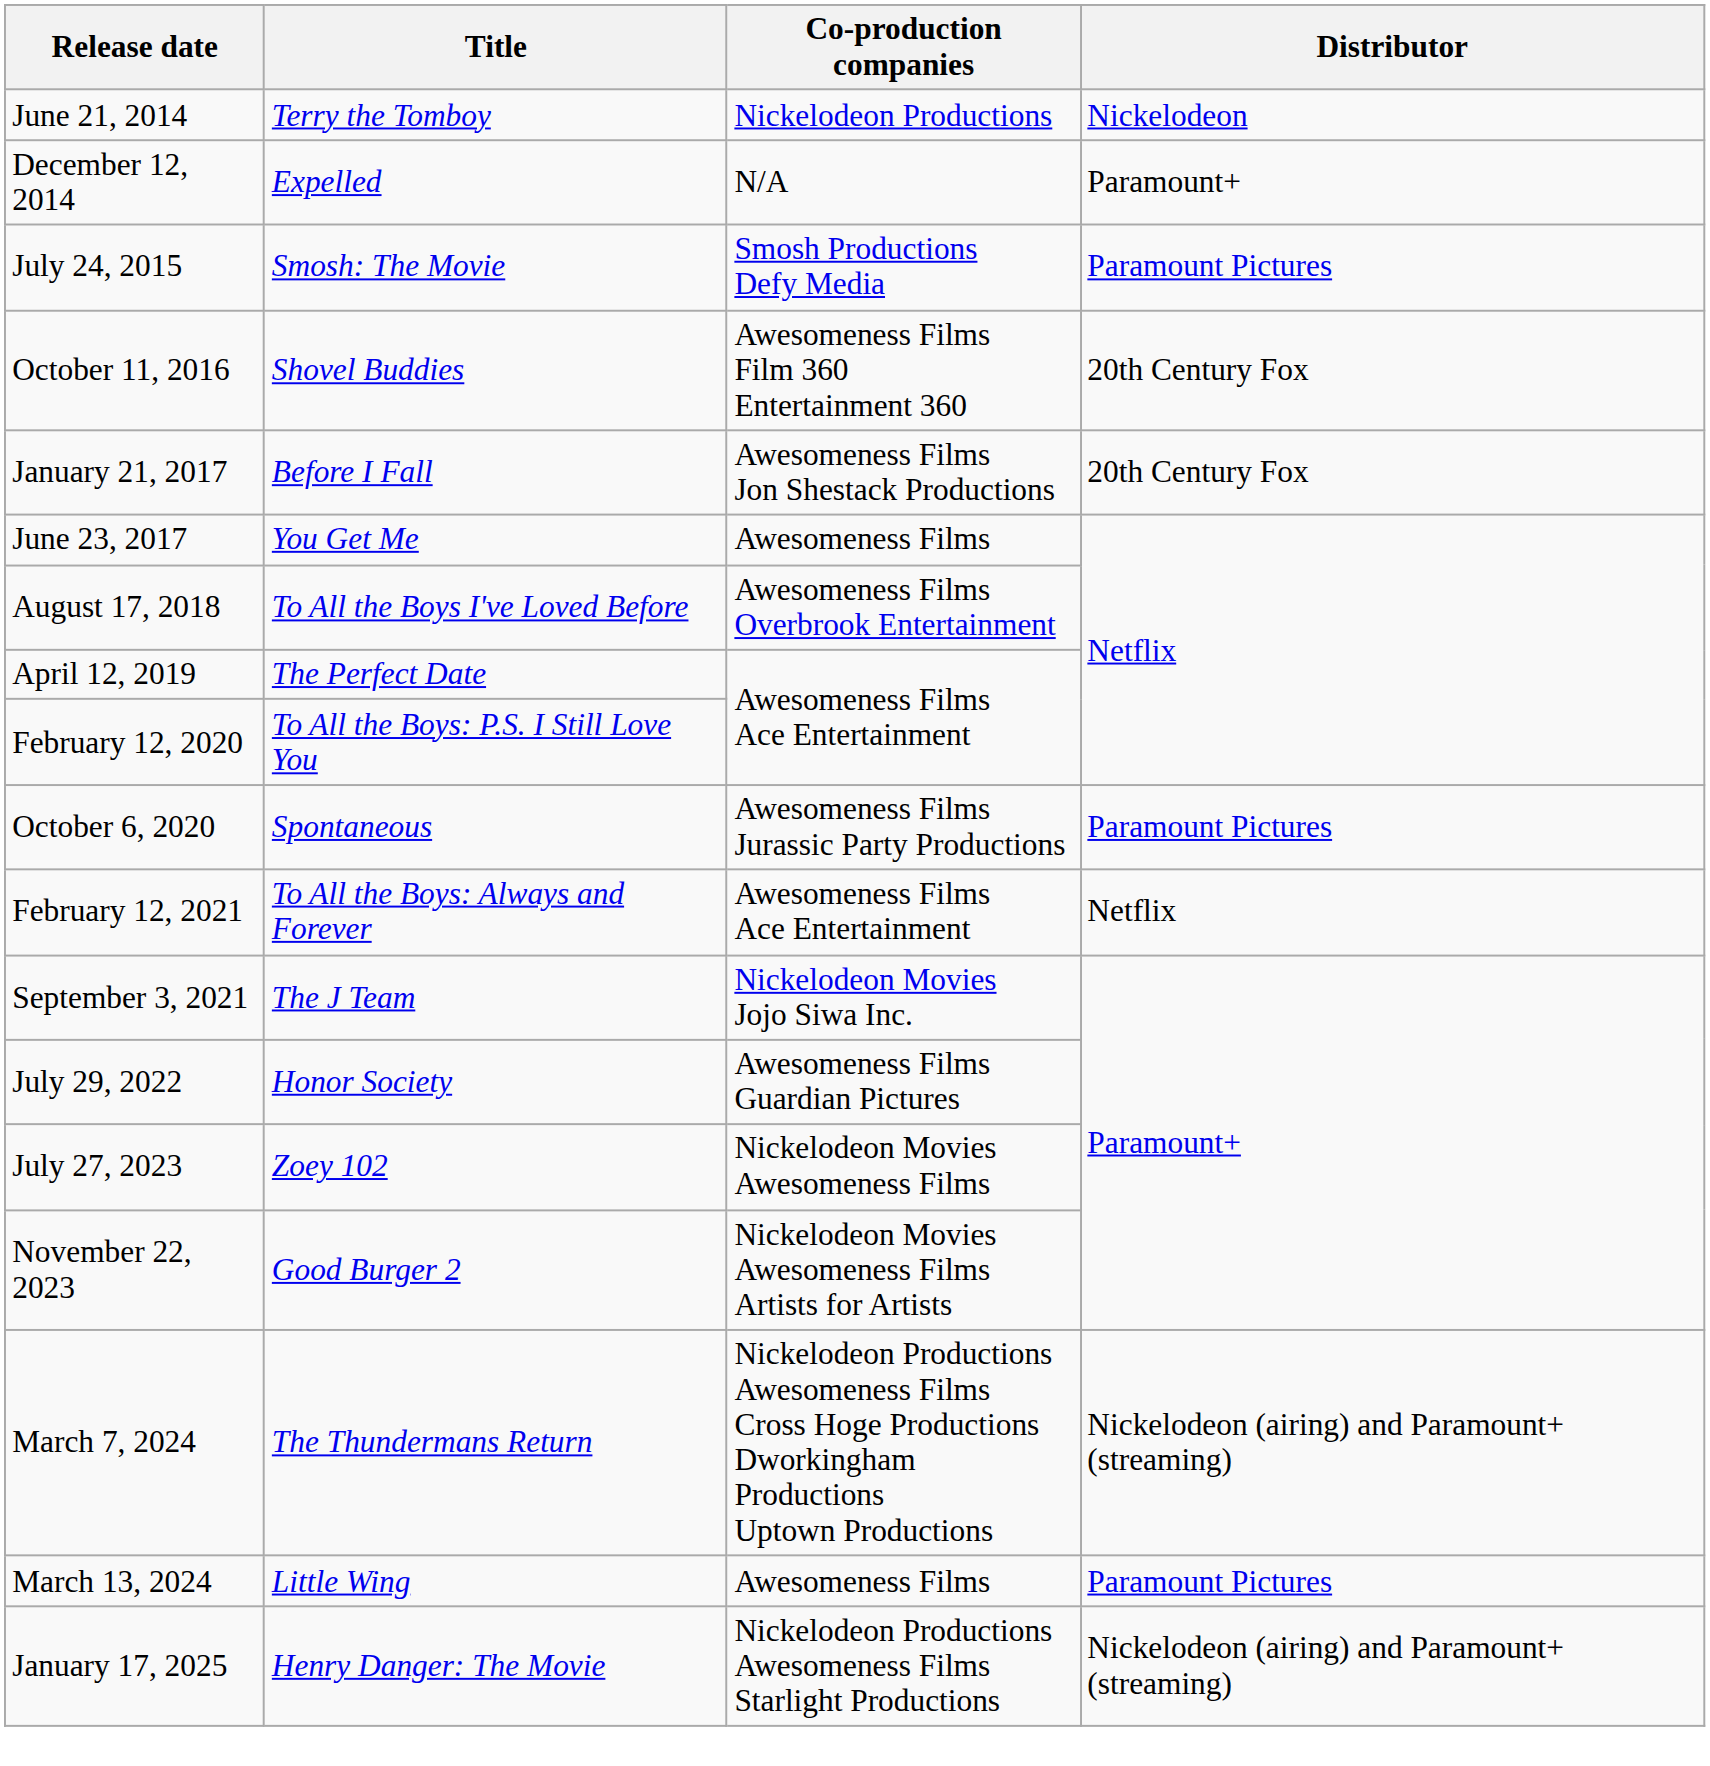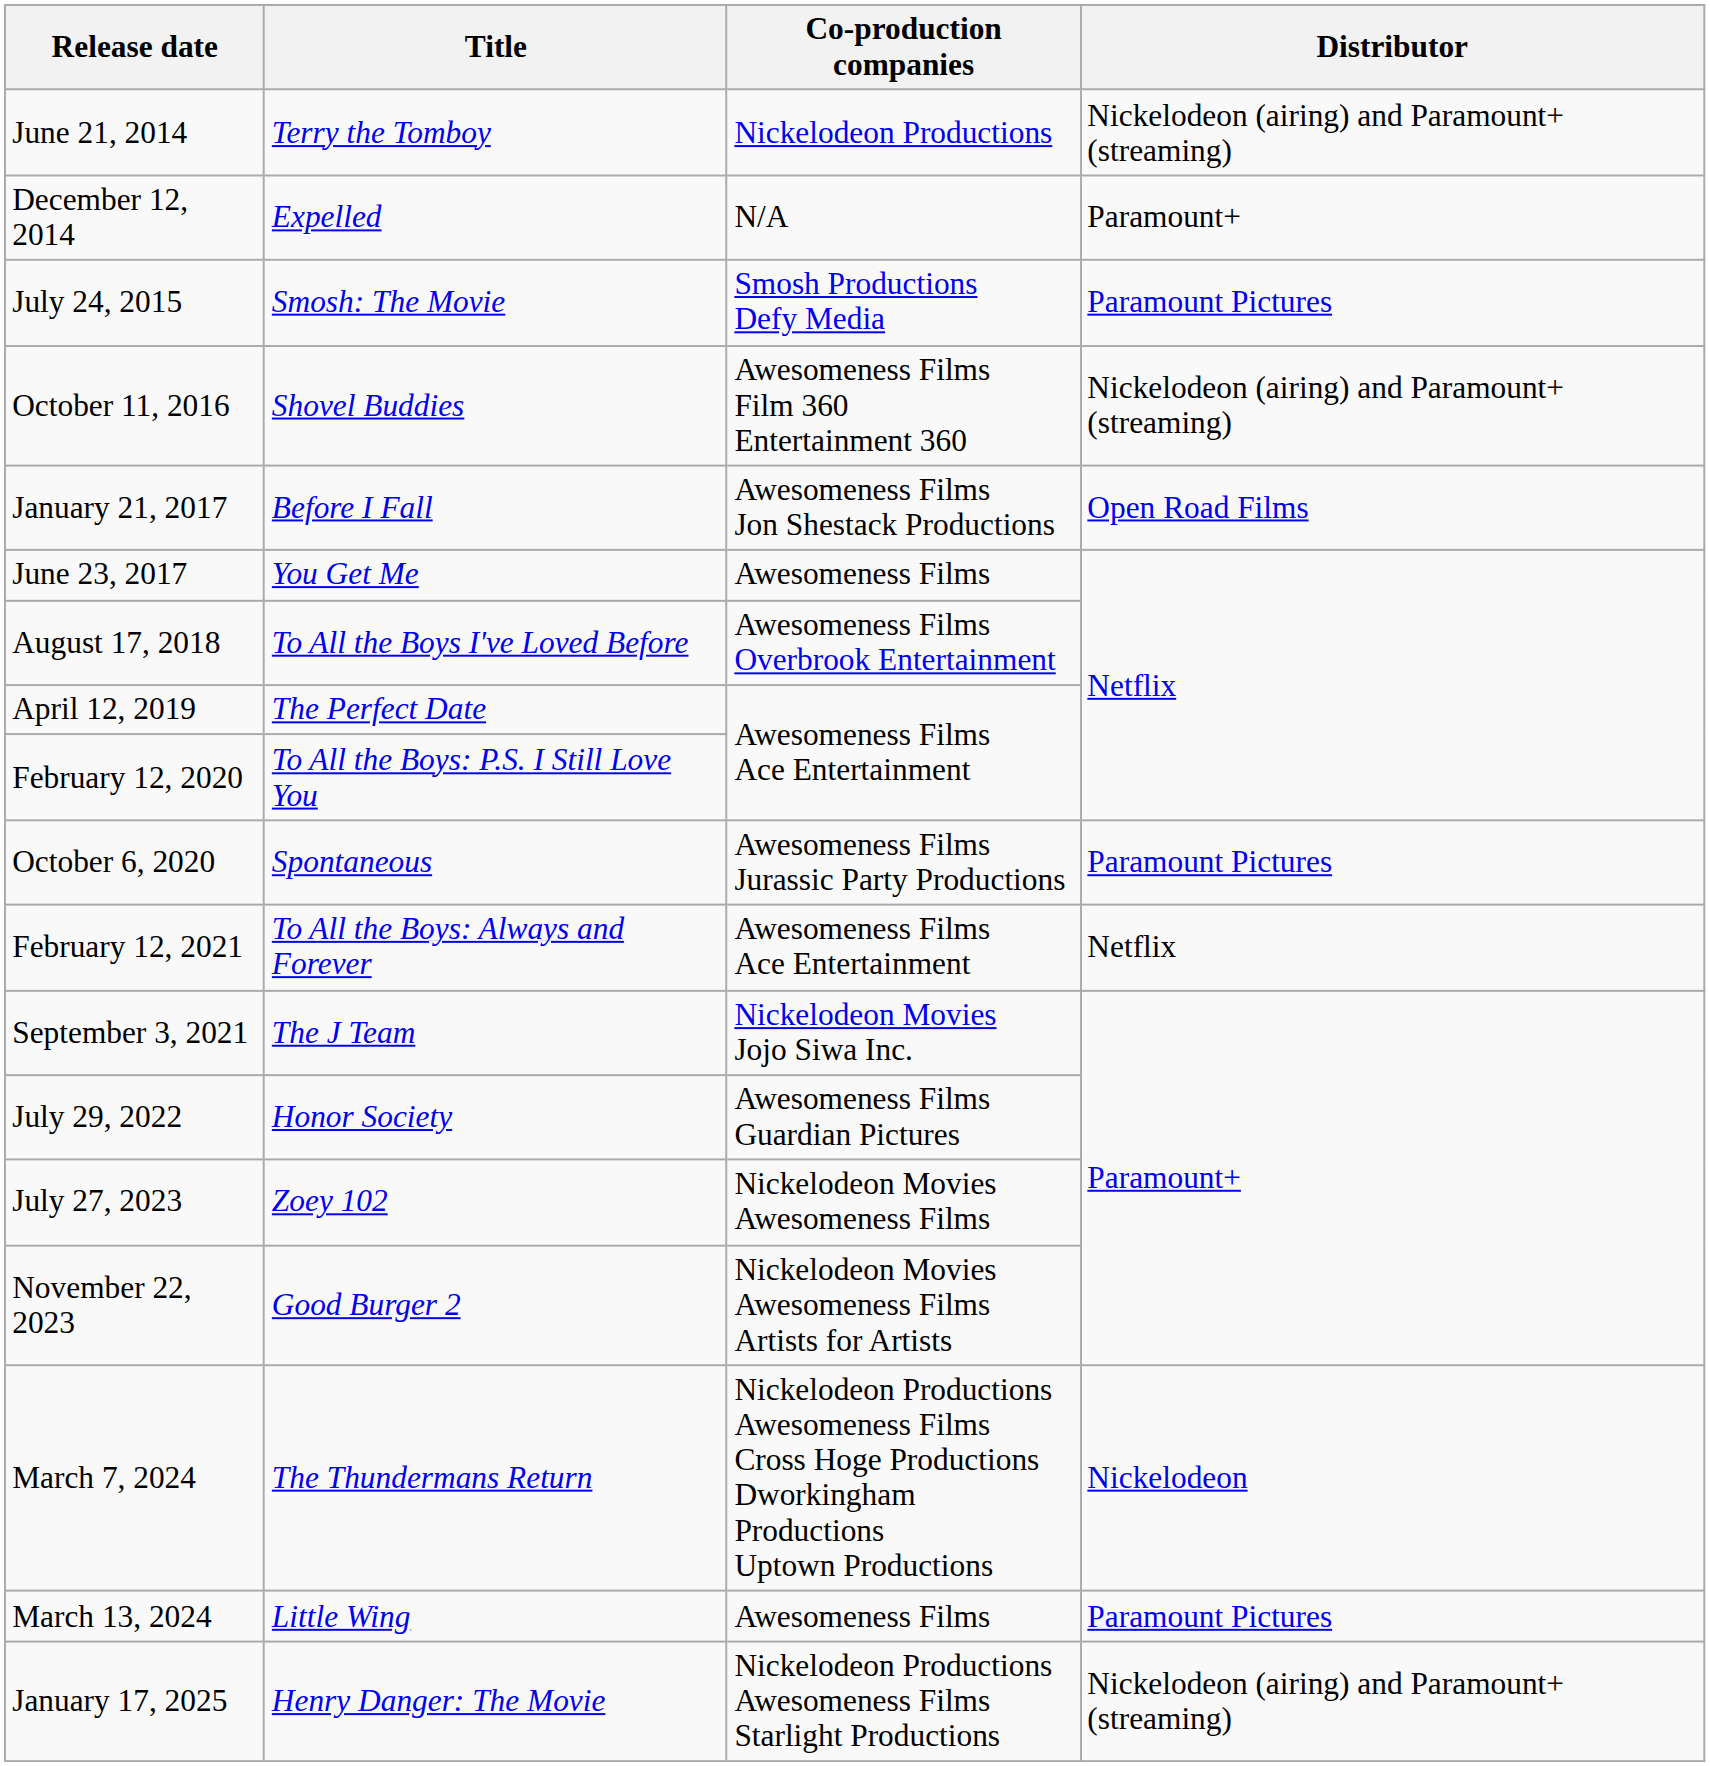(1167, 114) Nickelodeon -> (1326, 132) Nickelodeon (airing) and Paramount+ (streaming)
(1198, 369) 20th Century Fox -> (1326, 404) Nickelodeon (airing) and Paramount+ (streaming)
(1198, 472) 20th Century Fox -> (1198, 507) Open Road Films
(1326, 1442) Nickelodeon (airing) and Paramount+ (streaming) -> (1167, 1477) Nickelodeon
